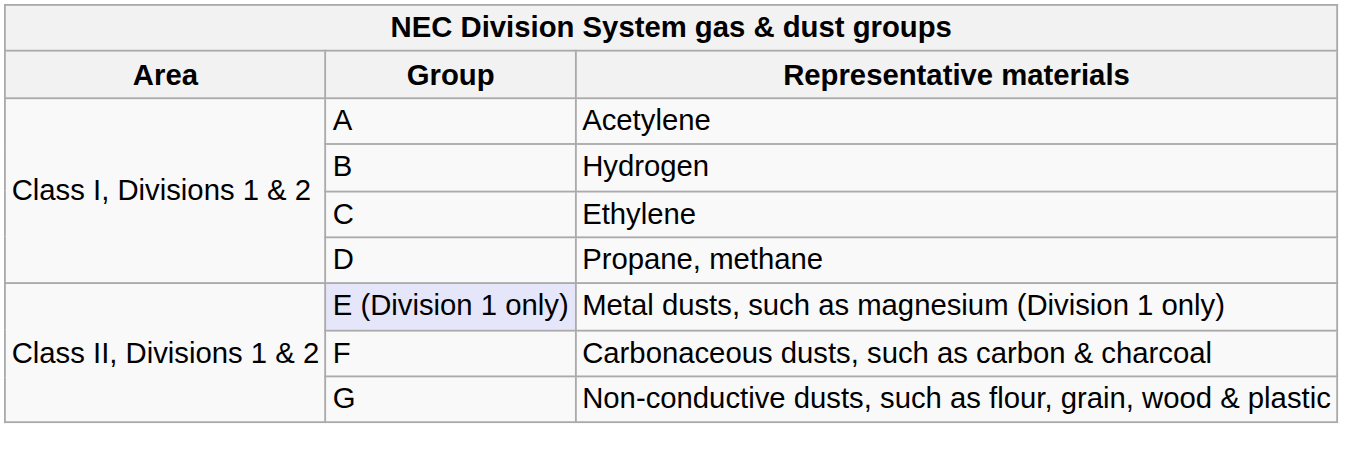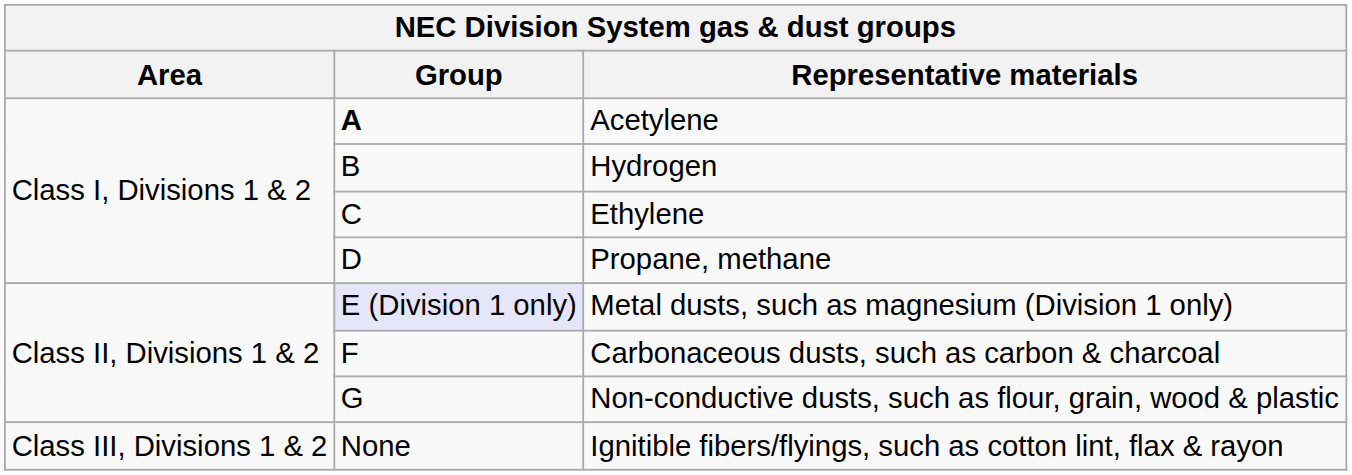(342, 120) normal -> (351, 120) bold
+ row: (937, 445)
